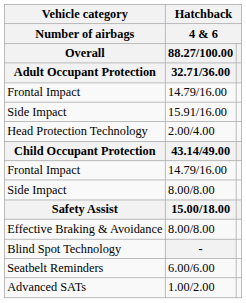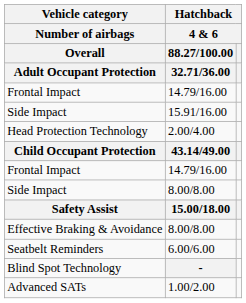rows swapped: (55, 268) <-> (64, 248)
